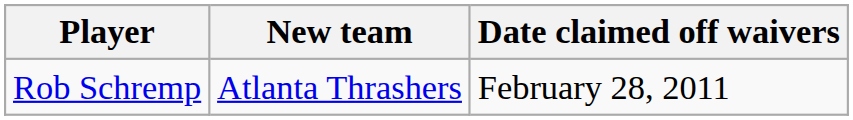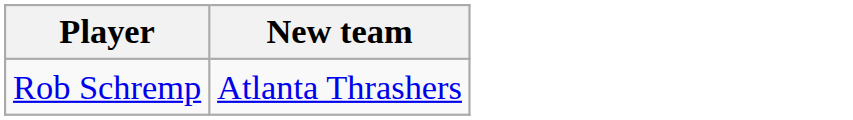- column: (659, 31)
